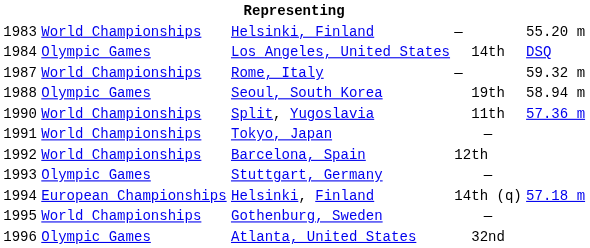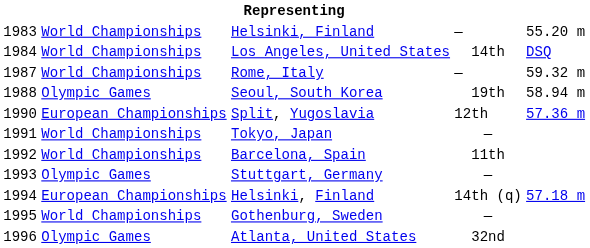(96, 52) Olympic Games -> (121, 52) World Championships
(121, 114) World Championships -> (134, 114) European Championships
(488, 114) 11th -> (471, 114) 12th
(471, 155) 12th -> (488, 155) 11th
